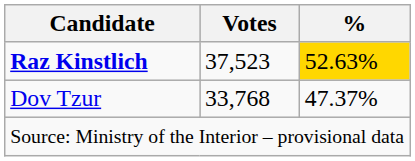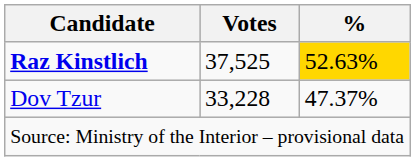(238, 60) 37,523 -> (238, 60) 37,525
(238, 98) 33,768 -> (238, 98) 33,228
